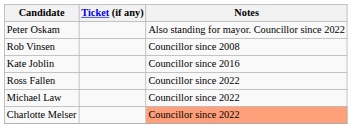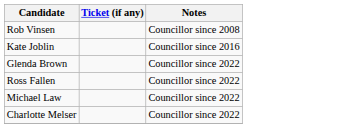- row: (33, 30)
+ row: (37, 64)
(194, 115) lightsalmon background -> (194, 115) no background
